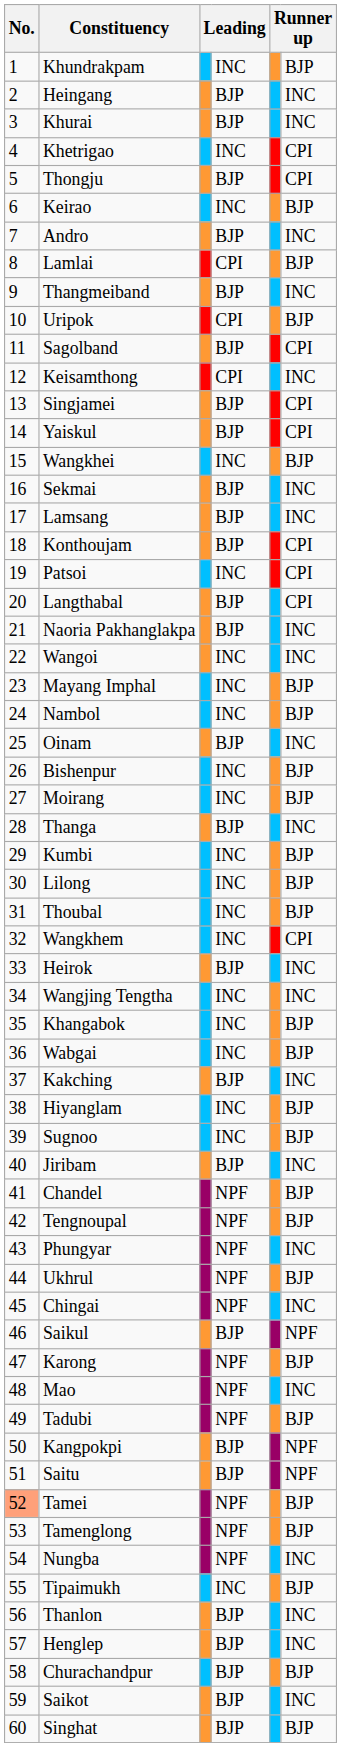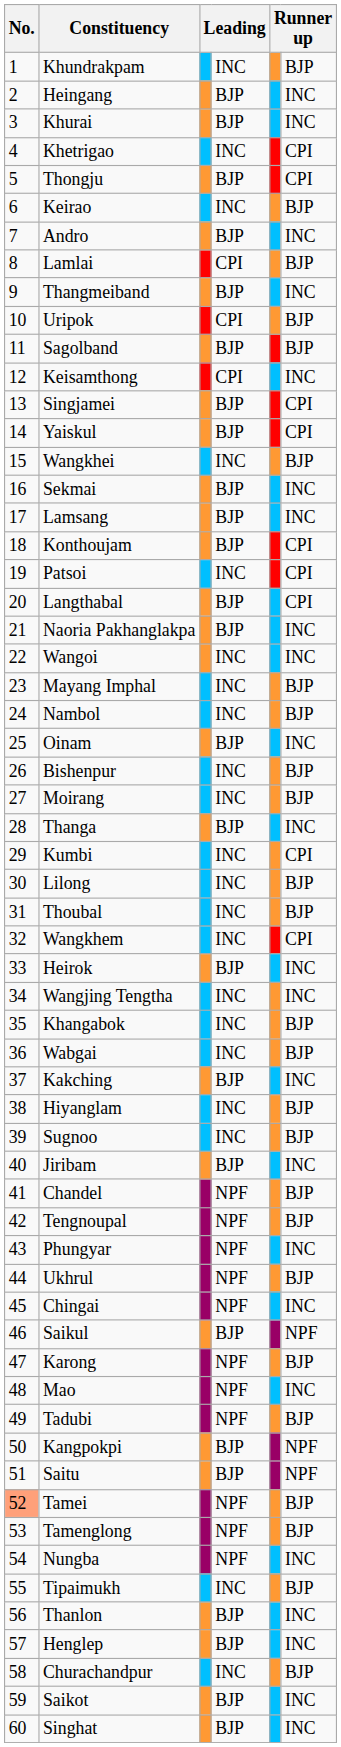(299, 348) CPI -> (299, 348) BJP
(299, 855) BJP -> (299, 855) CPI
(230, 1672) BJP -> (231, 1672) INC
(299, 1728) BJP -> (300, 1728) INC
